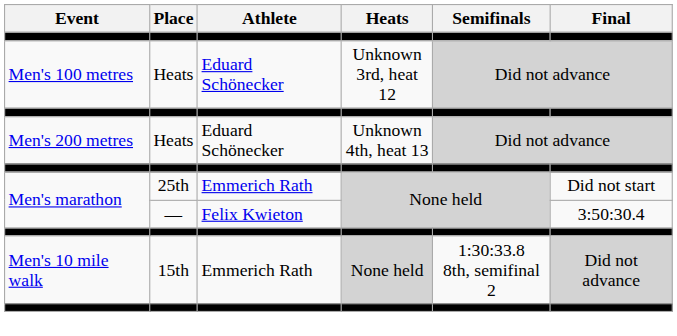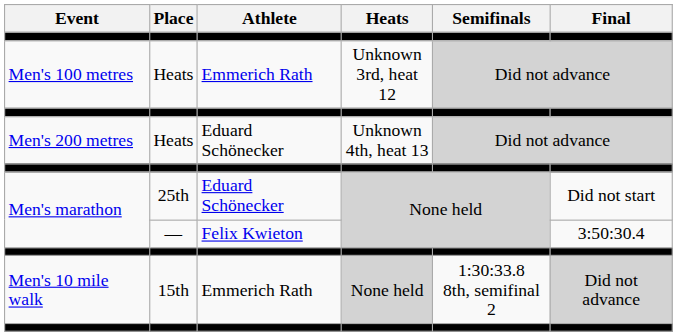(243, 74) Eduard Schönecker -> (257, 74) Emmerich Rath
(257, 185) Emmerich Rath -> (243, 195) Eduard Schönecker
